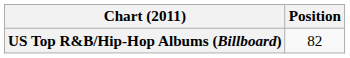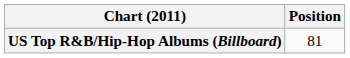(315, 40) 82 -> (315, 40) 81
